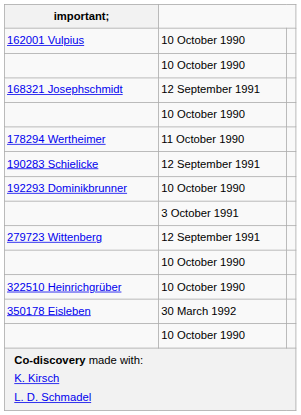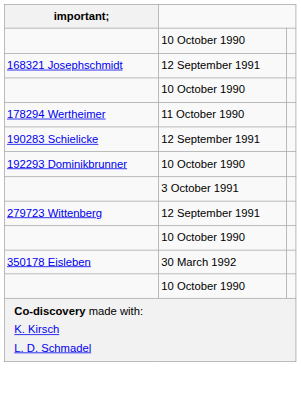- row: (46, 40)
- row: (64, 287)
